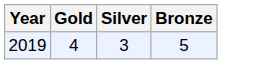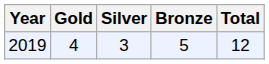+ column: (240, 18)
